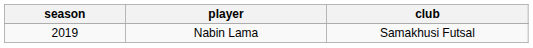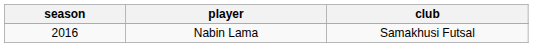(65, 33) 2019 -> (65, 33) 2016
